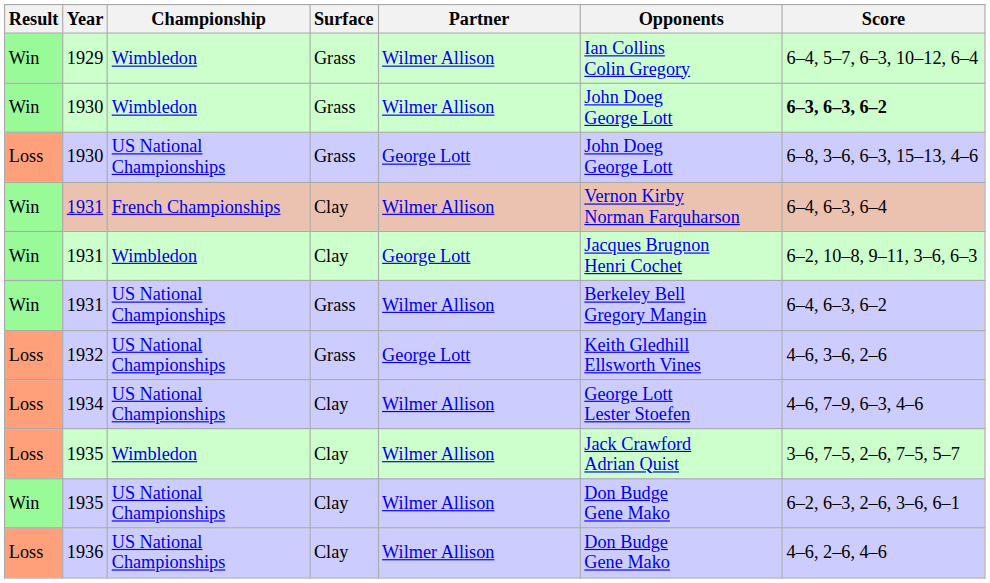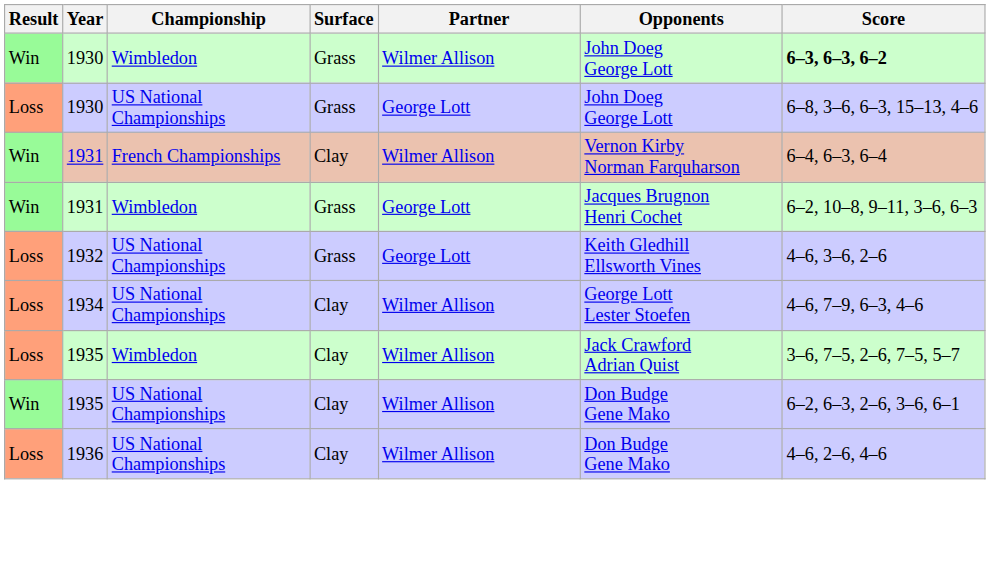- row: (85, 58)
(331, 255) Clay -> (335, 206) Grass
- row: (85, 305)
